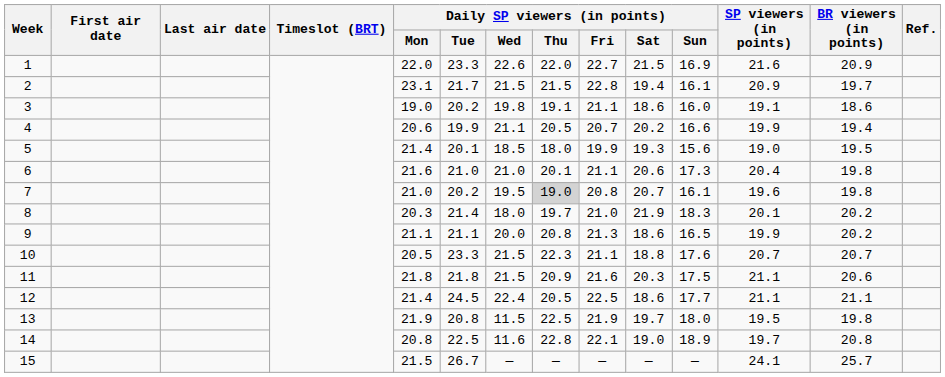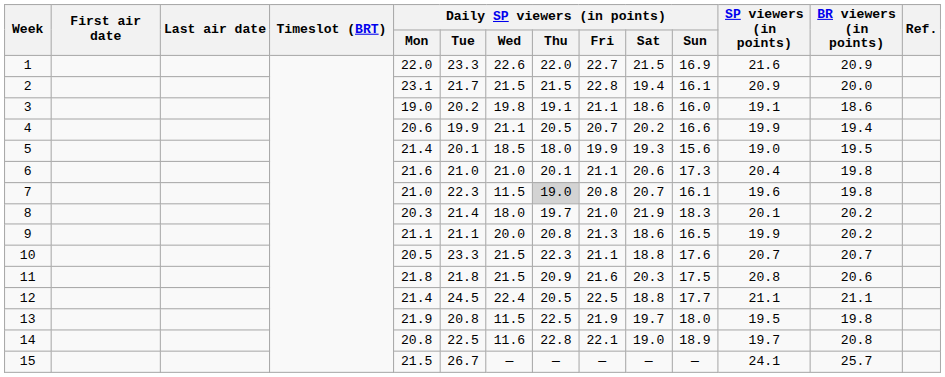(857, 87) 19.7 -> (857, 87) 20.0
(463, 193) 20.2 -> (463, 193) 22.3
(509, 193) 19.5 -> (509, 193) 11.5
(764, 278) 21.1 -> (764, 278) 20.8
(649, 299) 18.6 -> (649, 299) 18.8
